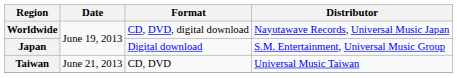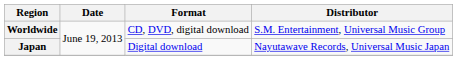(352, 30) Nayutawave Records, Universal Music Japan -> (350, 30) S.M. Entertainment, Universal Music Group
(350, 47) S.M. Entertainment, Universal Music Group -> (352, 47) Nayutawave Records, Universal Music Japan
- row: (32, 64)
